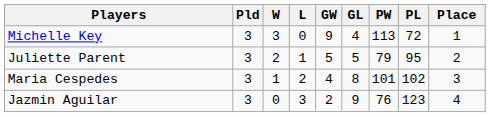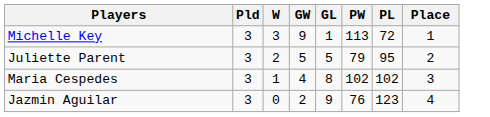- column: (303, 15)
(355, 37) 4 -> (329, 37) 1
(384, 79) 101 -> (357, 79) 102
